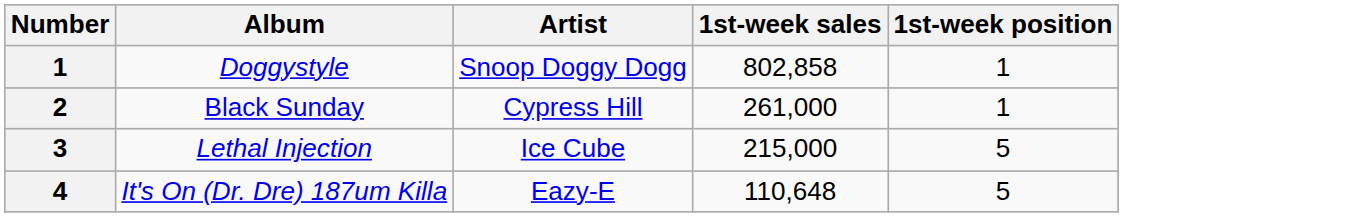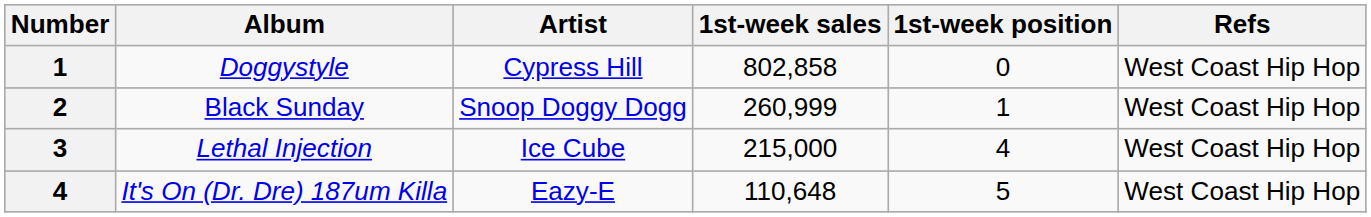+ column: (1242, 25)
(573, 66) Snoop Doggy Dogg -> (573, 66) Cypress Hill
(1003, 66) 1 -> (1003, 66) 0
(573, 107) Cypress Hill -> (573, 107) Snoop Doggy Dogg
(790, 107) 261,000 -> (790, 107) 260,999
(1003, 149) 5 -> (1003, 149) 4
